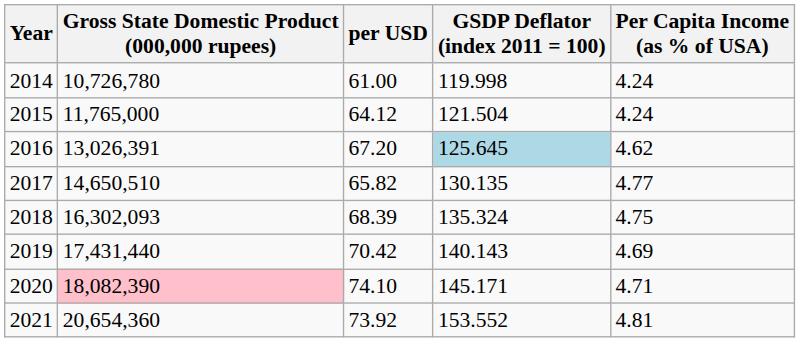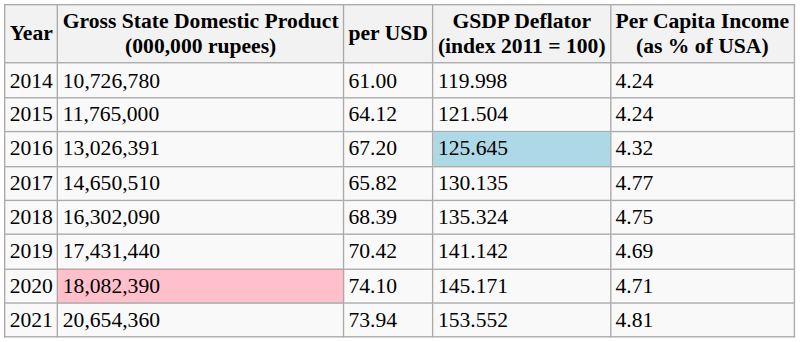(634, 148) 4.62 -> (634, 148) 4.32
(111, 217) 16,302,093 -> (111, 217) 16,302,090
(473, 251) 140.143 -> (473, 251) 141.142
(373, 319) 73.92 -> (373, 319) 73.94
